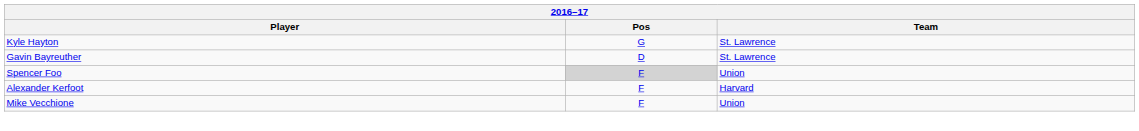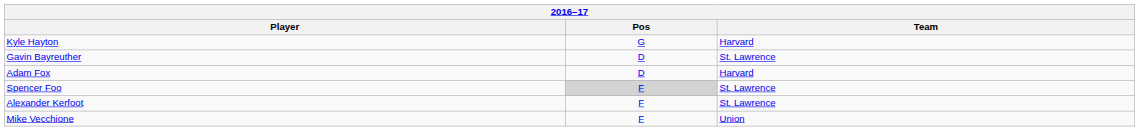(748, 42) St. Lawrence -> (737, 42) Harvard
+ row: (28, 73)
(732, 73) Union -> (748, 88) St. Lawrence
(737, 88) Harvard -> (748, 103) St. Lawrence
